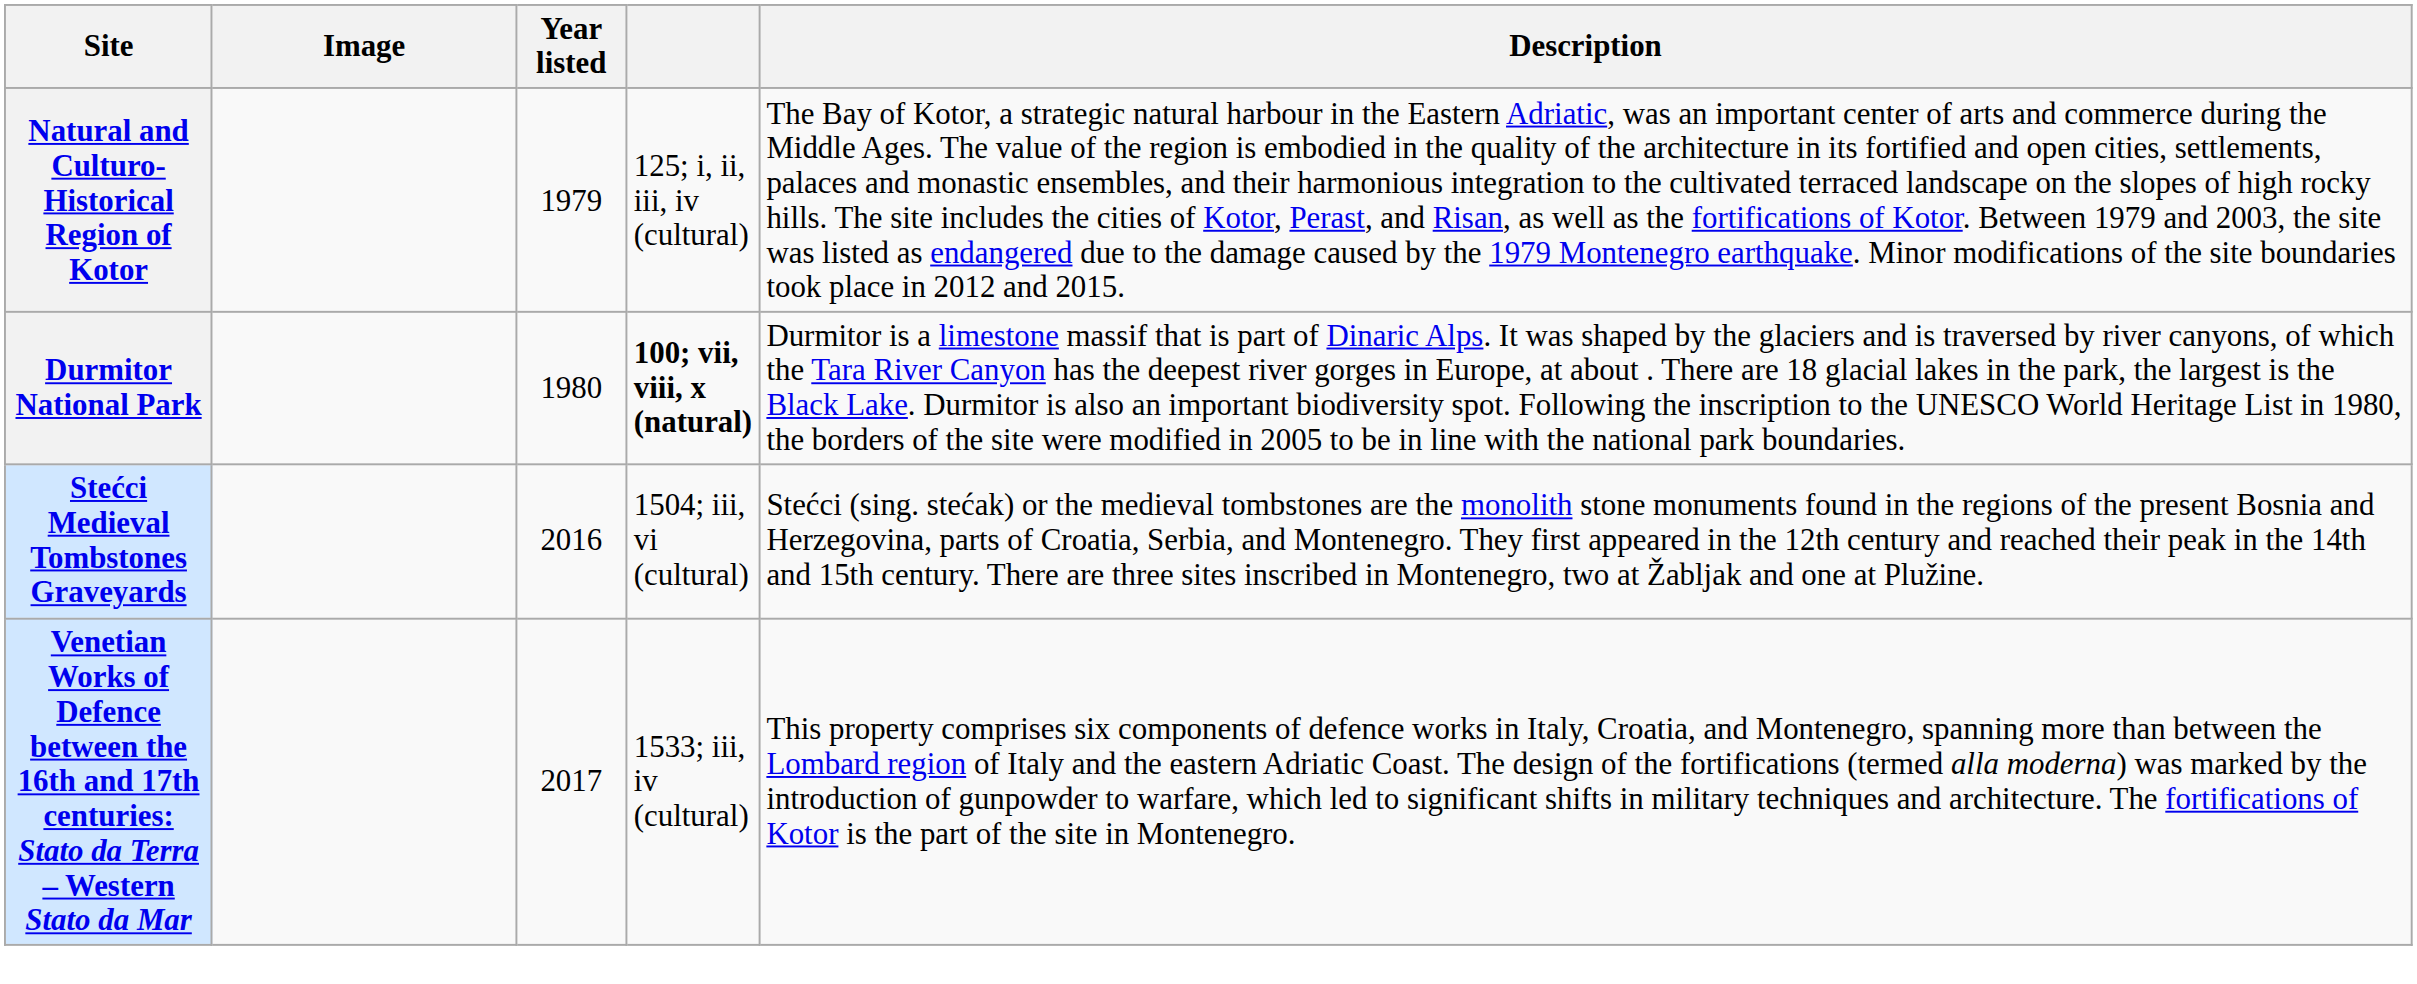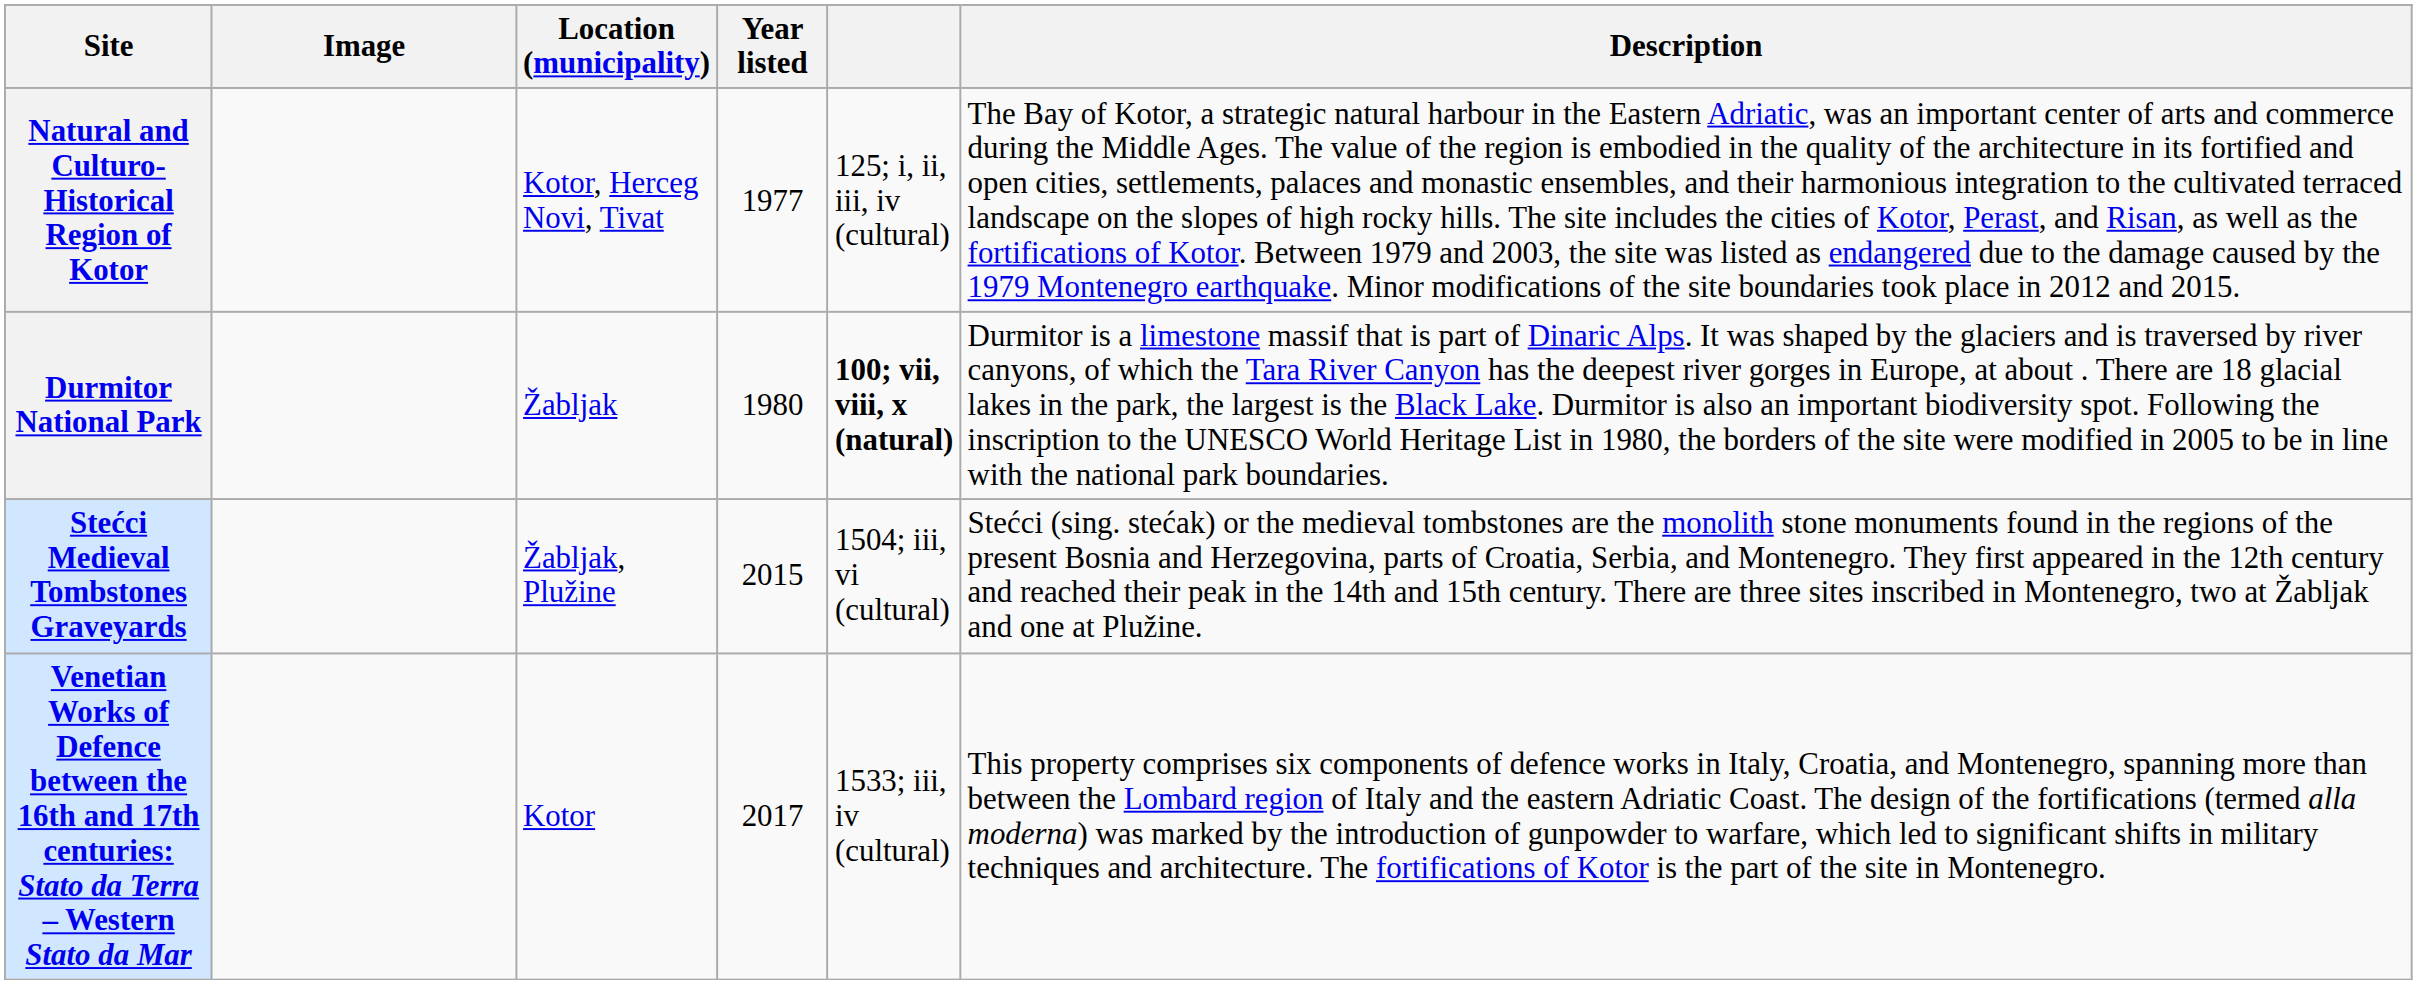+ column: (617, 46)
(571, 199) 1979 -> (773, 199) 1977
(571, 540) 2016 -> (773, 575) 2015
